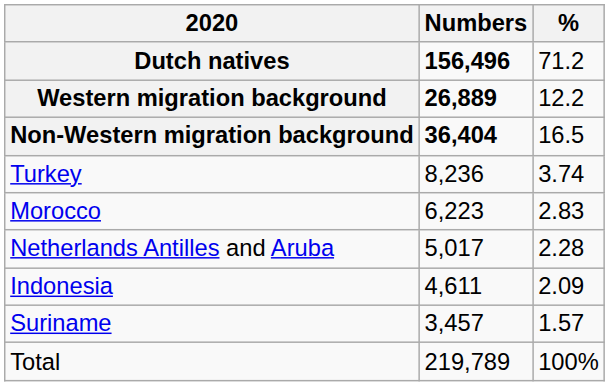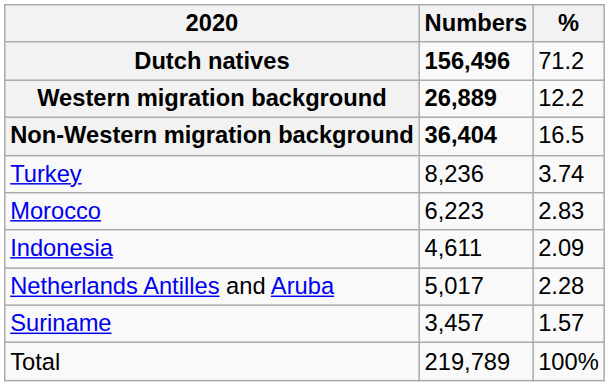rows swapped: (172, 248) <-> (62, 286)
